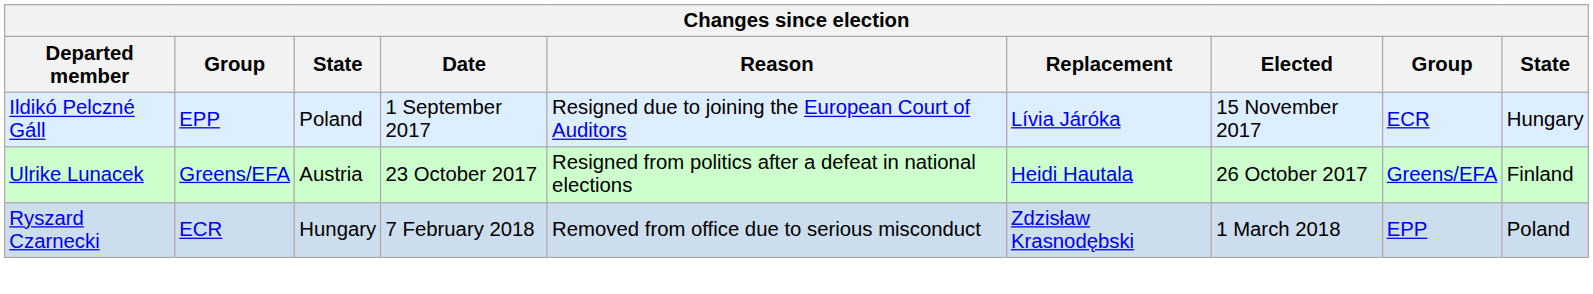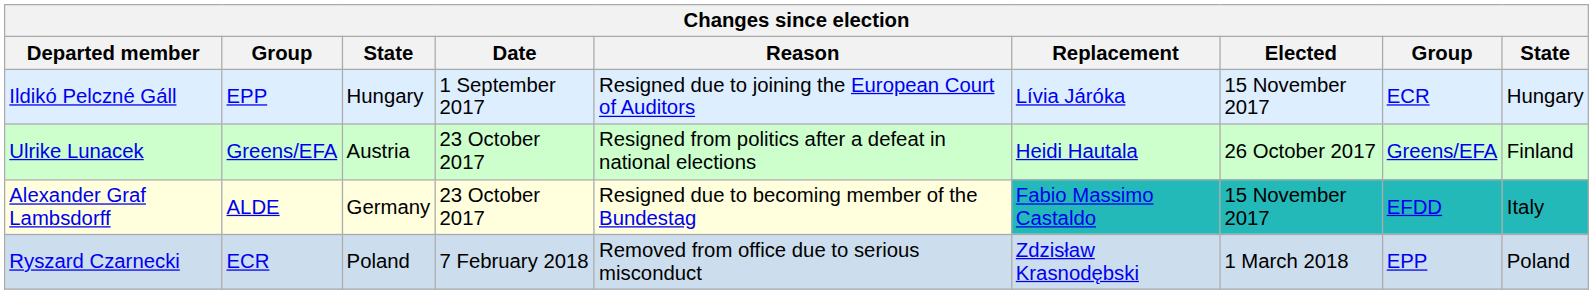(331, 119) Poland -> (385, 96) Hungary
+ row: (78, 206)
(338, 229) Hungary -> (378, 261) Poland
